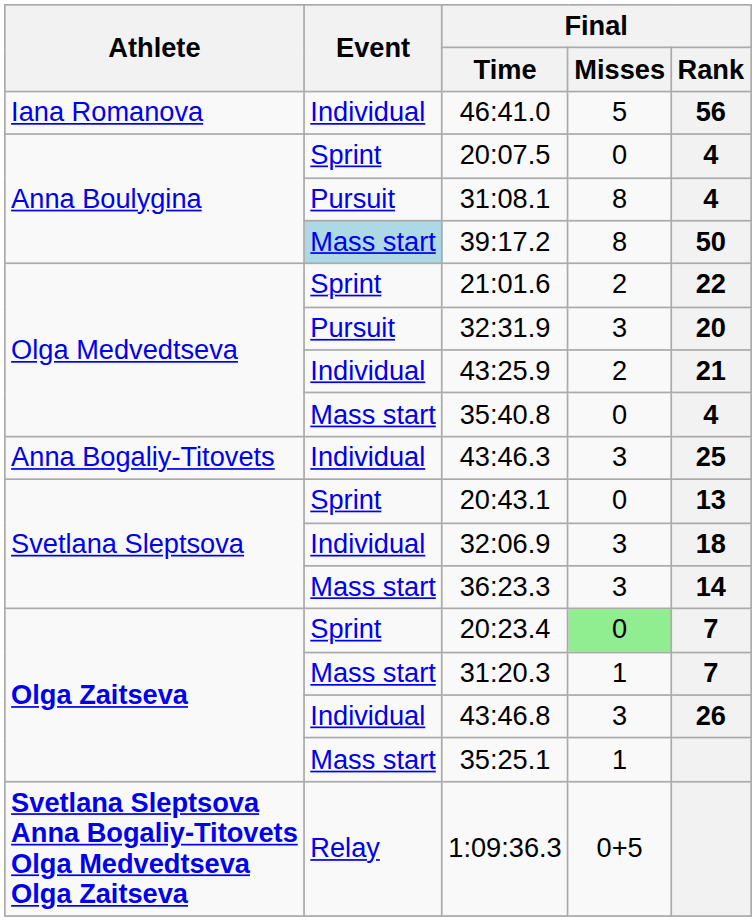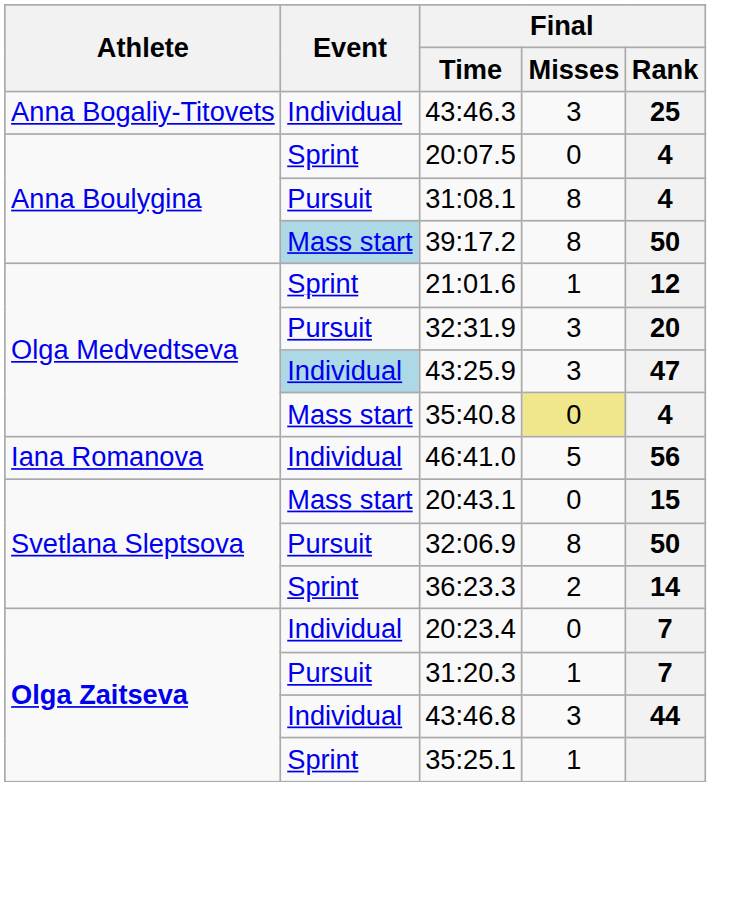rows swapped: (505, 457) <-> (505, 112)
(620, 284) 2 -> (574, 284) 1
(711, 284) 22 -> (665, 284) 12
(368, 371) no background -> (345, 371) lightblue background
(620, 371) 2 -> (574, 371) 3
(711, 371) 21 -> (665, 371) 47
(620, 414) no background -> (574, 414) khaki background
(346, 500) Sprint -> (350, 500) Mass start
(711, 500) 13 -> (665, 500) 15
(368, 543) Individual -> (330, 543) Pursuit
(620, 543) 3 -> (574, 543) 8
(711, 543) 18 -> (665, 543) 50
(373, 586) Mass start -> (323, 586) Sprint
(620, 586) 3 -> (574, 586) 2
(346, 629) Sprint -> (345, 629) Individual
(620, 629) lightgreen background -> (574, 629) no background
(373, 673) Mass start -> (330, 673) Pursuit
(711, 716) 26 -> (665, 716) 44
(373, 759) Mass start -> (323, 759) Sprint
- row: (505, 848)
